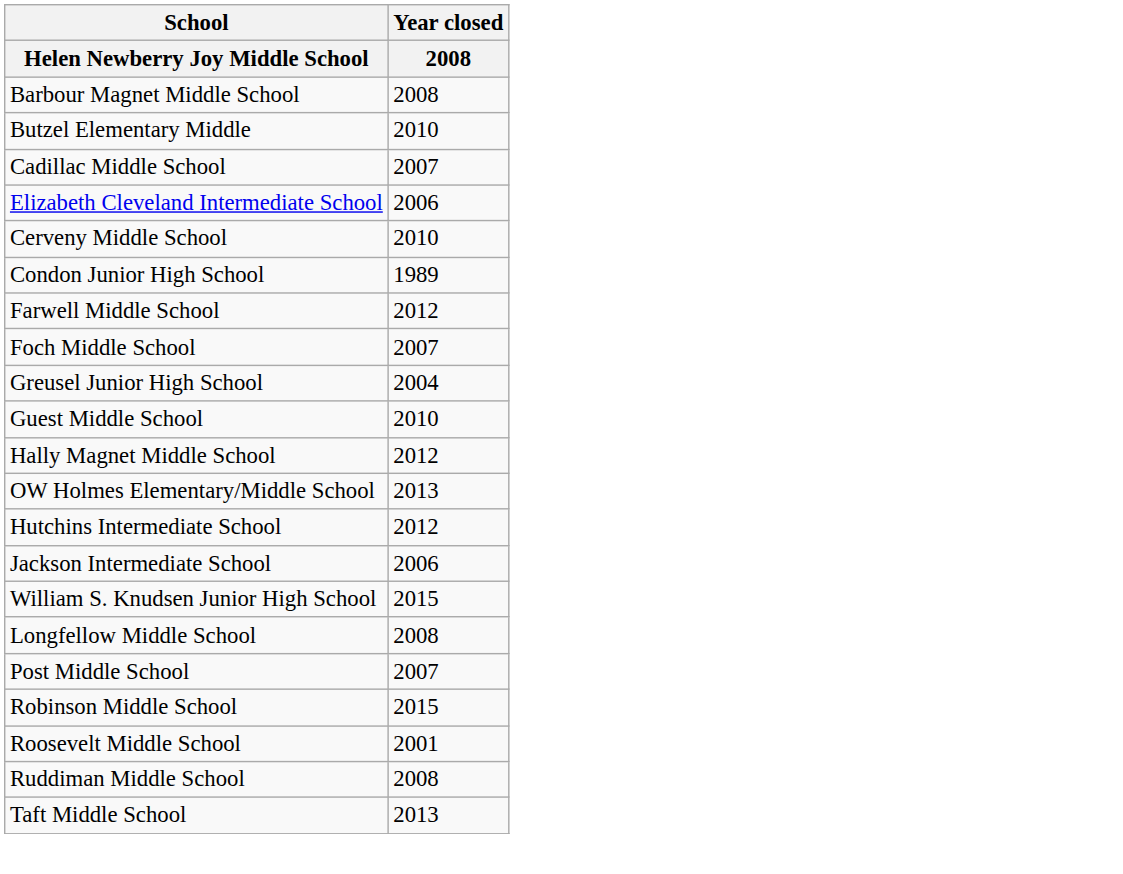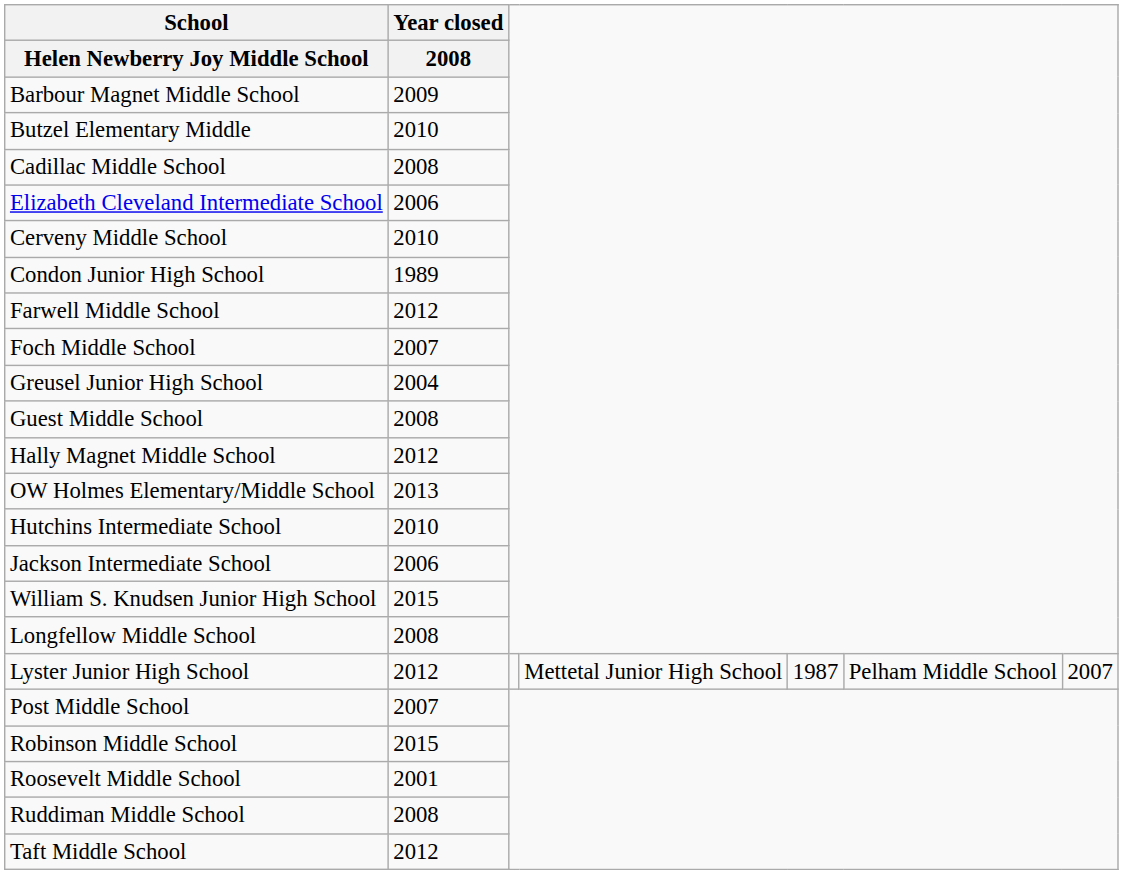(416, 94) 2008 -> (416, 94) 2009
(416, 166) 2007 -> (416, 166) 2008
(416, 418) 2010 -> (416, 418) 2008
(416, 526) 2012 -> (416, 526) 2010
+ row: (130, 671)
(416, 815) 2013 -> (416, 851) 2012
